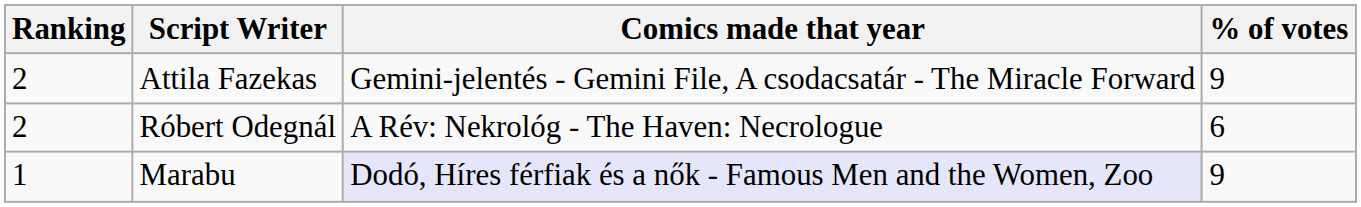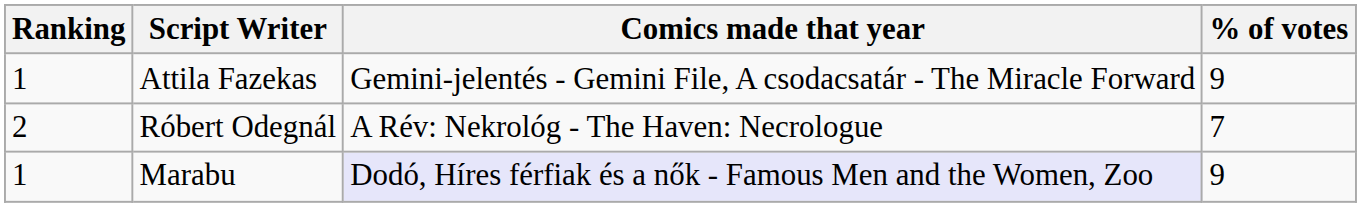(20, 77) 2 -> (20, 77) 1
(1217, 126) 6 -> (1217, 126) 7
